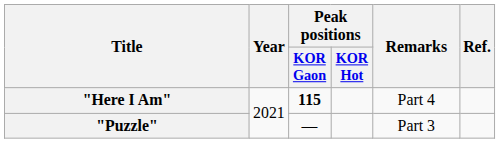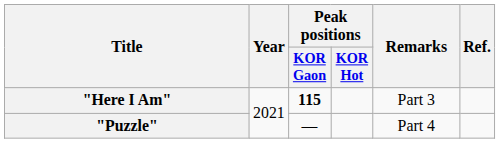(416, 100) Part 4 -> (416, 100) Part 3
(416, 125) Part 3 -> (416, 125) Part 4
